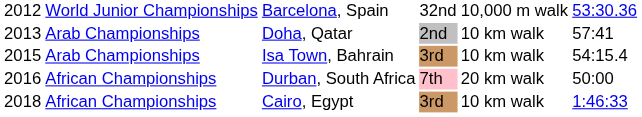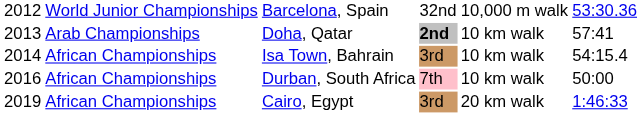(433, 33) normal -> (434, 33) bold
(23, 56) 2015 -> (23, 56) 2014
(123, 56) Arab Championships -> (131, 56) African Championships
(502, 79) 20 km walk -> (502, 79) 10 km walk
(23, 101) 2018 -> (23, 101) 2019
(502, 101) 10 km walk -> (502, 101) 20 km walk
